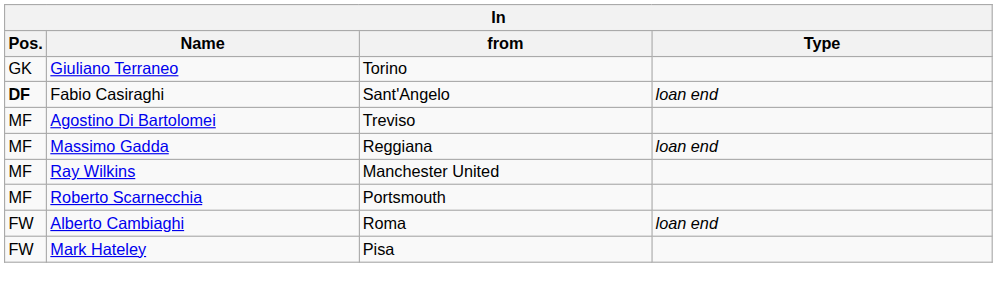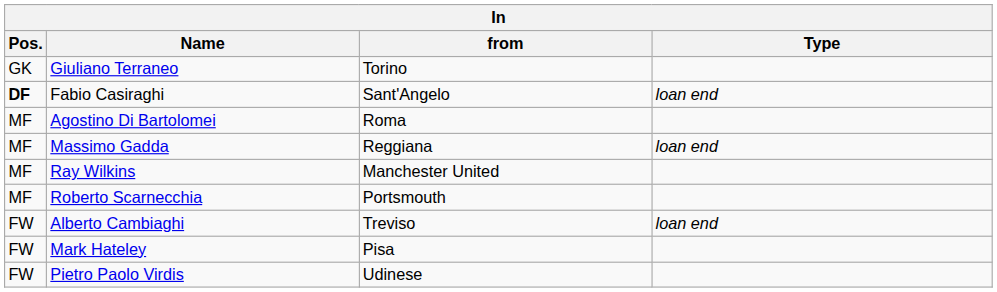(389, 121) Treviso -> (384, 121) Roma
(384, 223) Roma -> (389, 223) Treviso
+ row: (117, 275)
